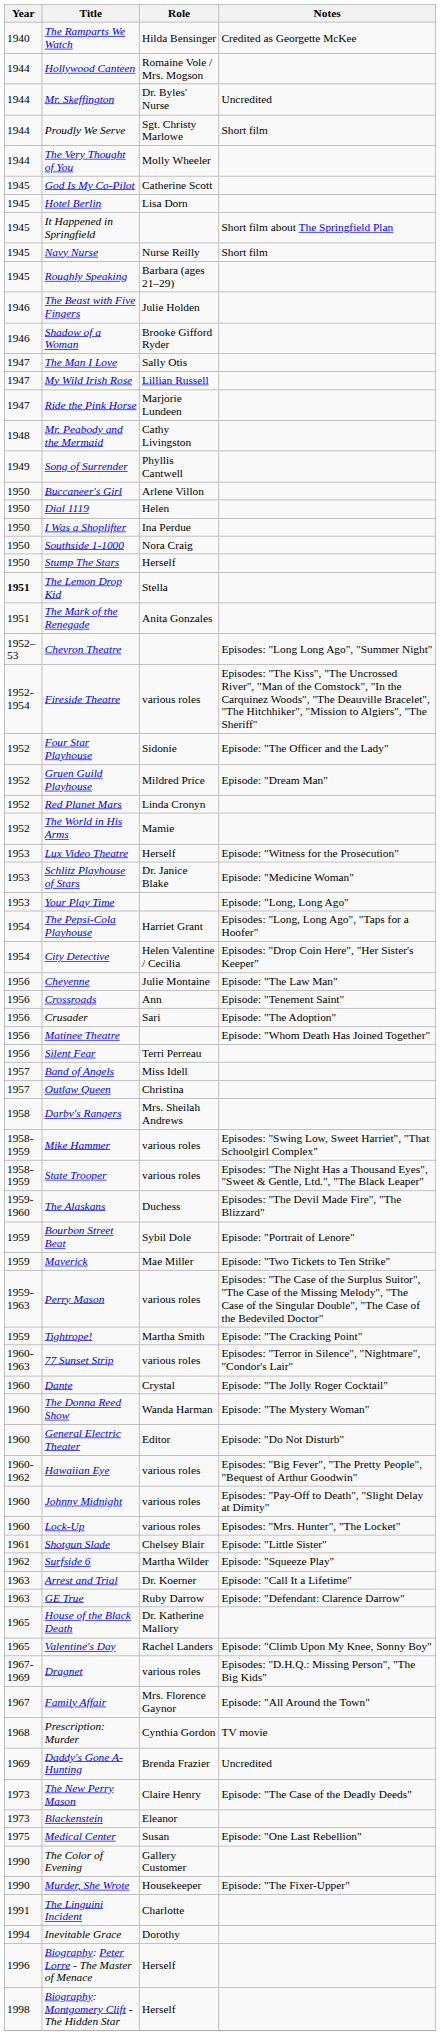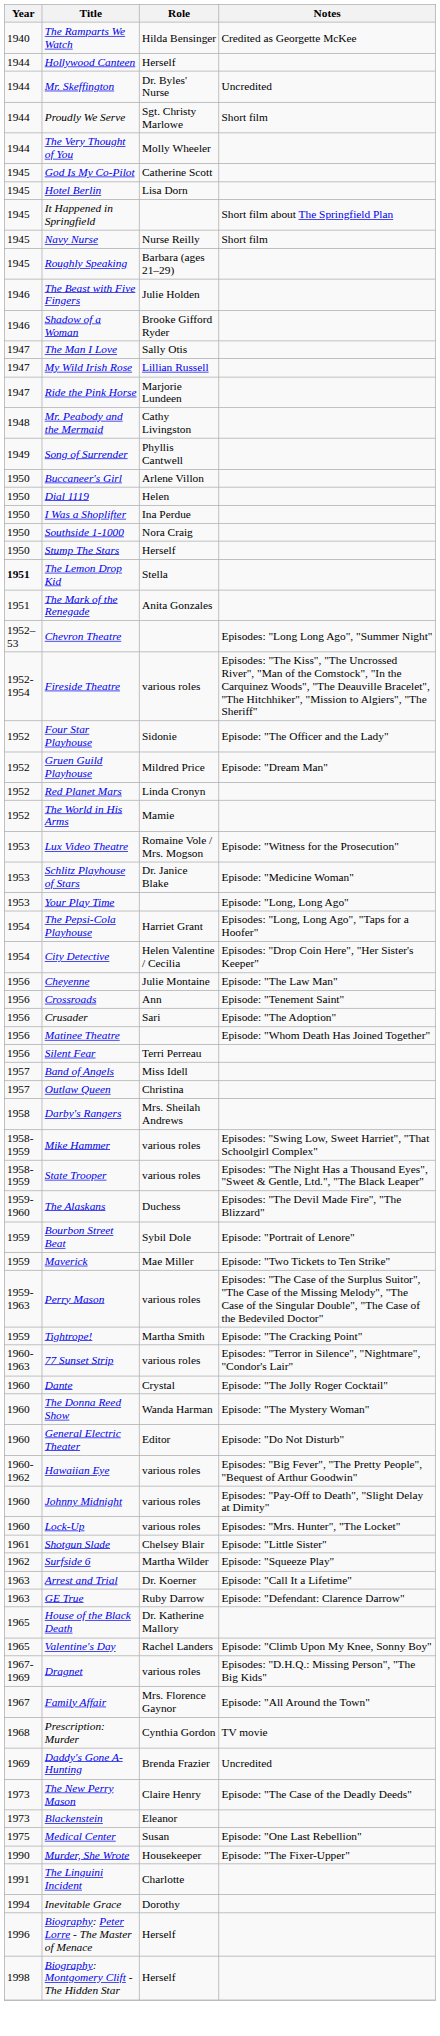(177, 68) Romaine Vole / Mrs. Mogson -> (159, 62) Herself
(159, 853) Herself -> (177, 846) Romaine Vole / Mrs. Mogson
- row: (74, 1861)
